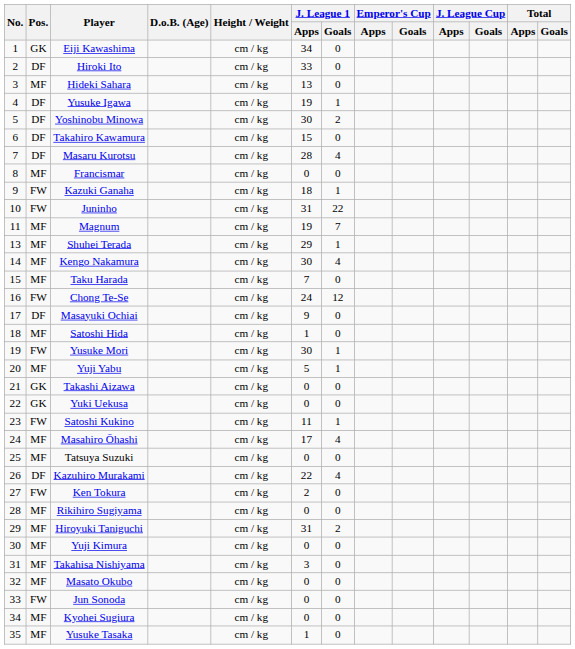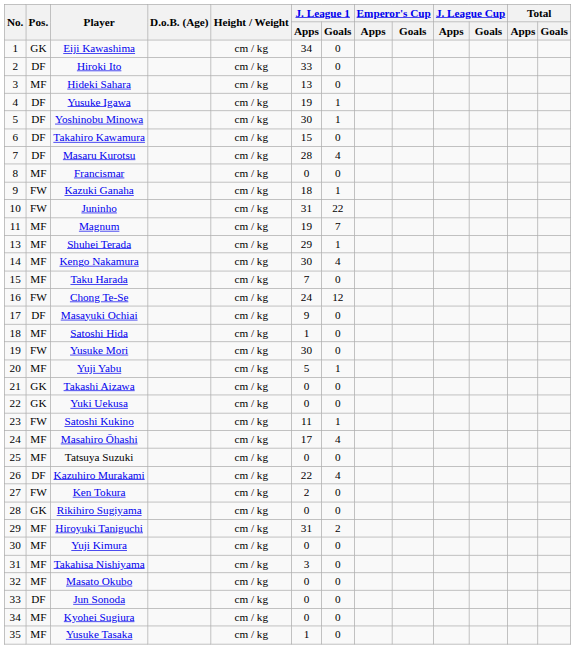(338, 119) 2 -> (338, 119) 1
(338, 350) 1 -> (338, 350) 0
(38, 510) MF -> (38, 510) GK
(38, 599) FW -> (38, 599) DF
